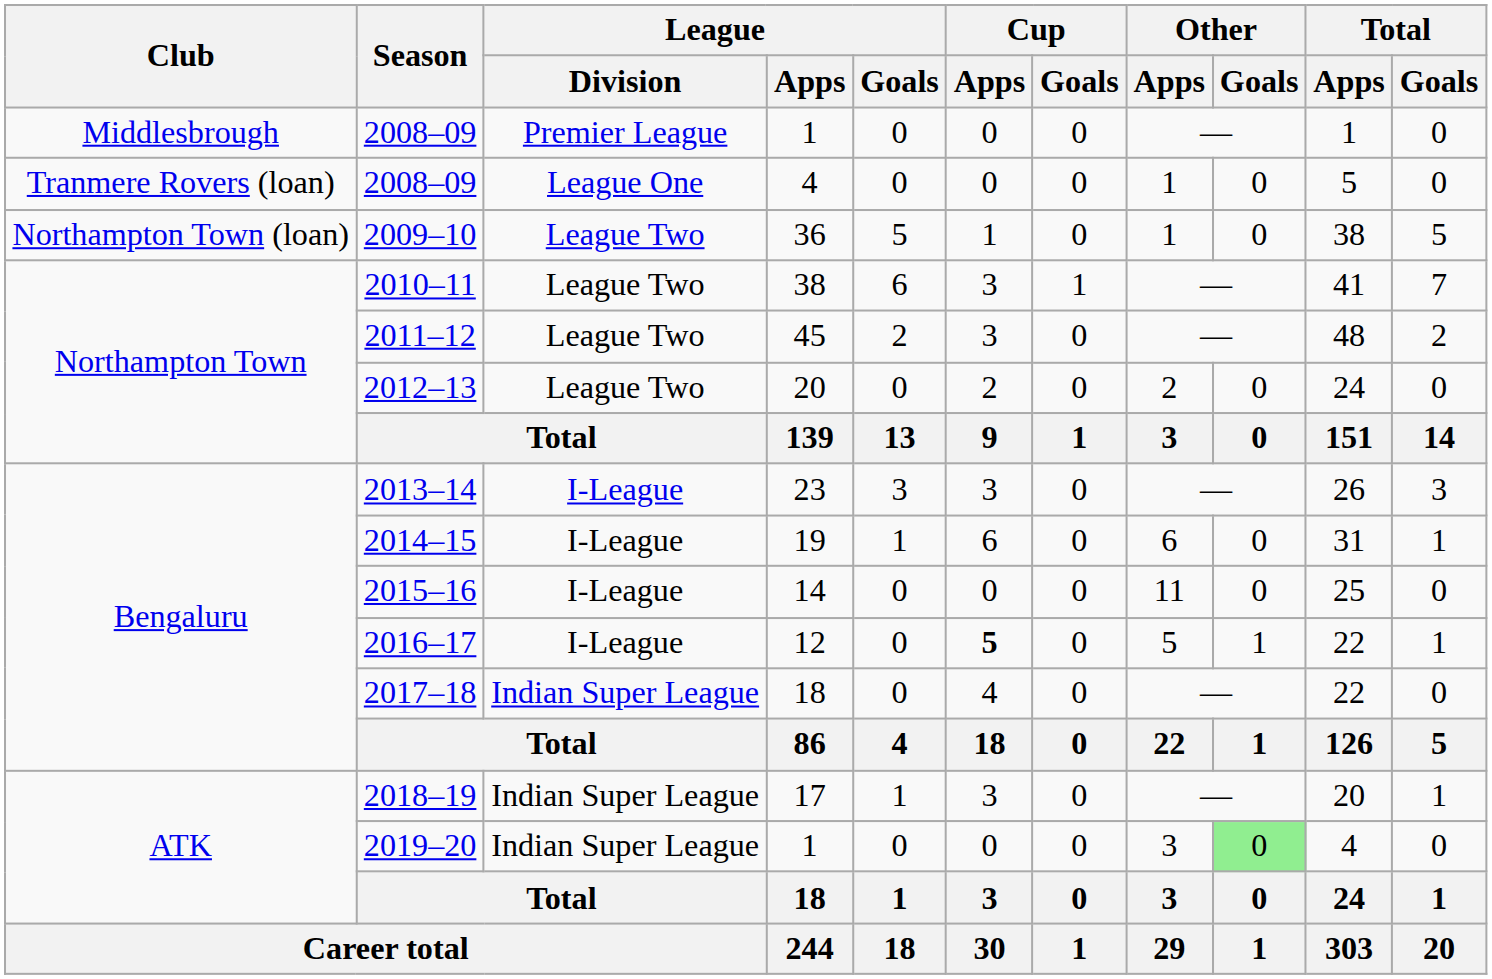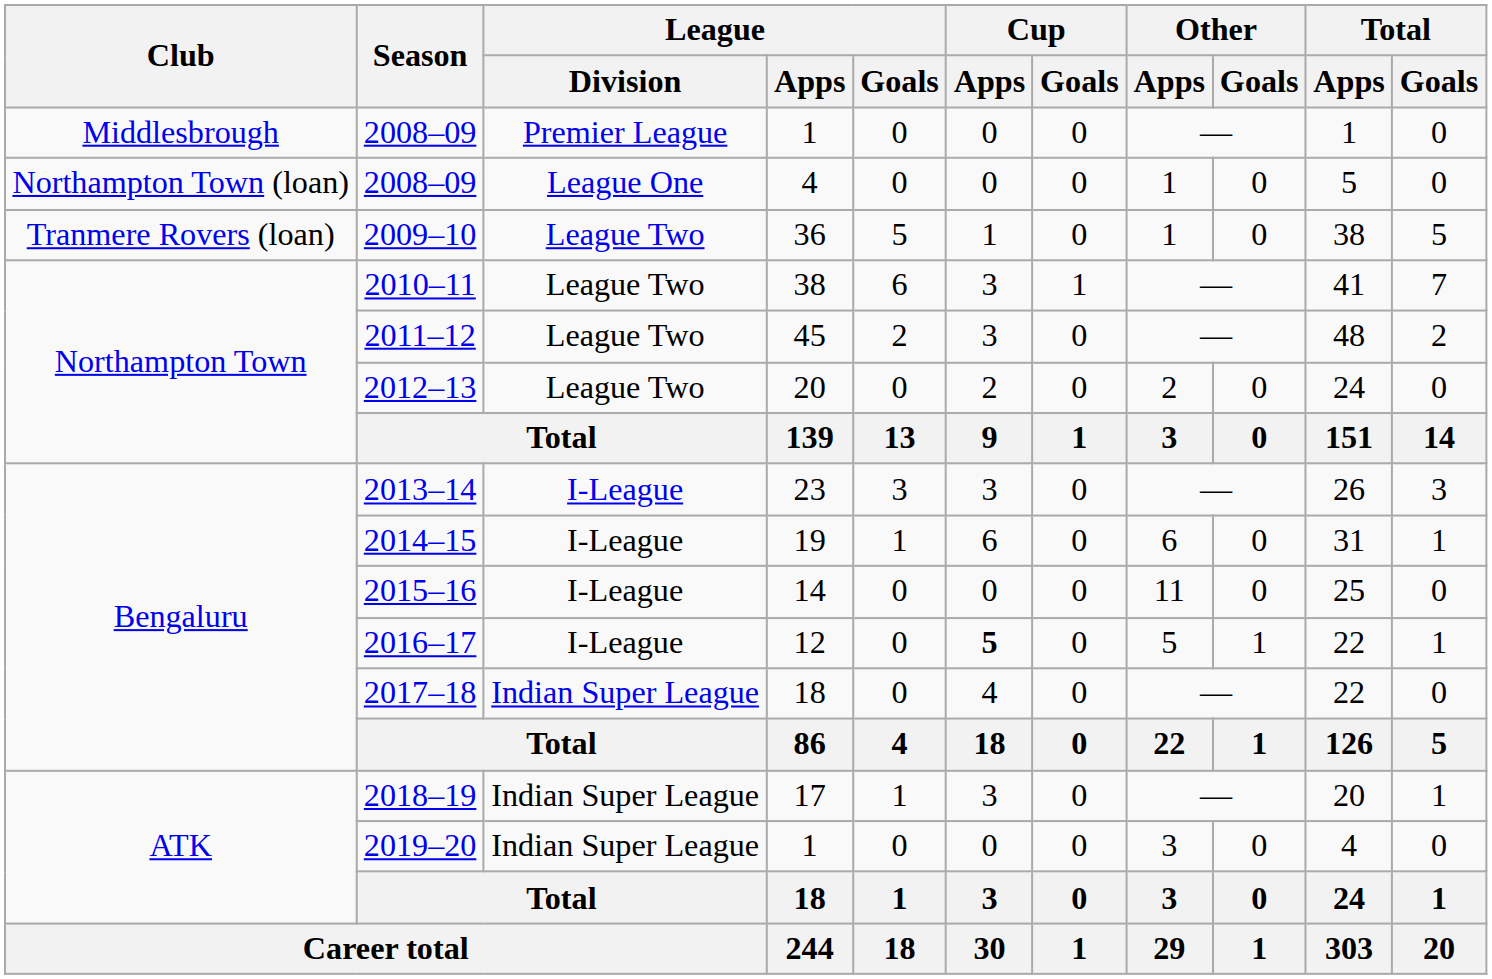(181, 183) Tranmere Rovers (loan) -> (181, 183) Northampton Town (loan)
(181, 234) Northampton Town (loan) -> (181, 234) Tranmere Rovers (loan)
(1259, 846) lightgreen background -> (1259, 846) no background
